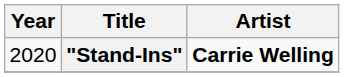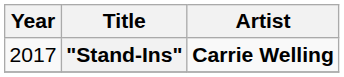(33, 54) 2020 -> (33, 54) 2017
